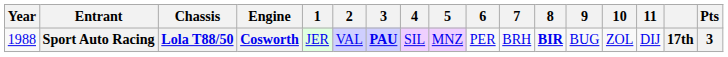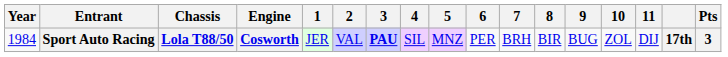(22, 39) 1988 -> (22, 39) 1984
(550, 39) bold -> (550, 39) normal
